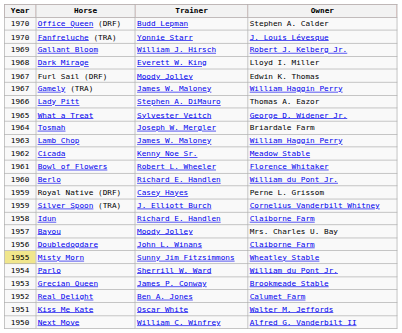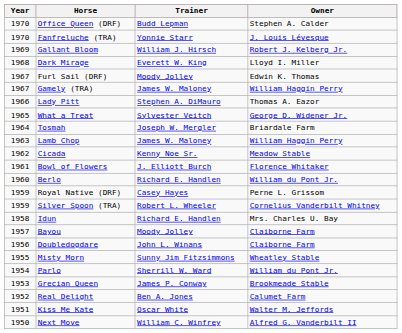(177, 166) Robert L. Wheeler -> (174, 166) J. Elliott Burch
(174, 205) J. Elliott Burch -> (177, 205) Robert L. Wheeler
(282, 218) Claiborne Farm -> (294, 218) Mrs. Charles U. Bay
(294, 231) Mrs. Charles U. Bay -> (282, 231) Claiborne Farm
(20, 257) khaki background -> (20, 257) no background
